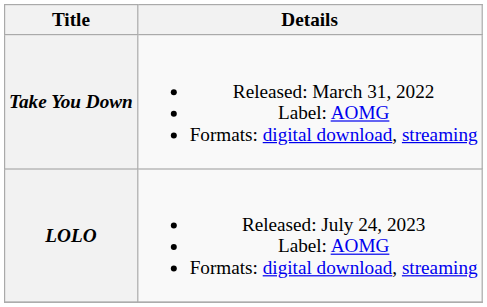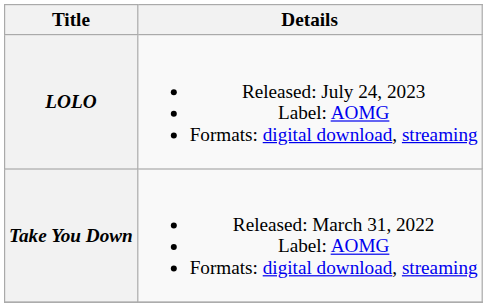rows swapped: (71, 101) <-> (71, 235)
